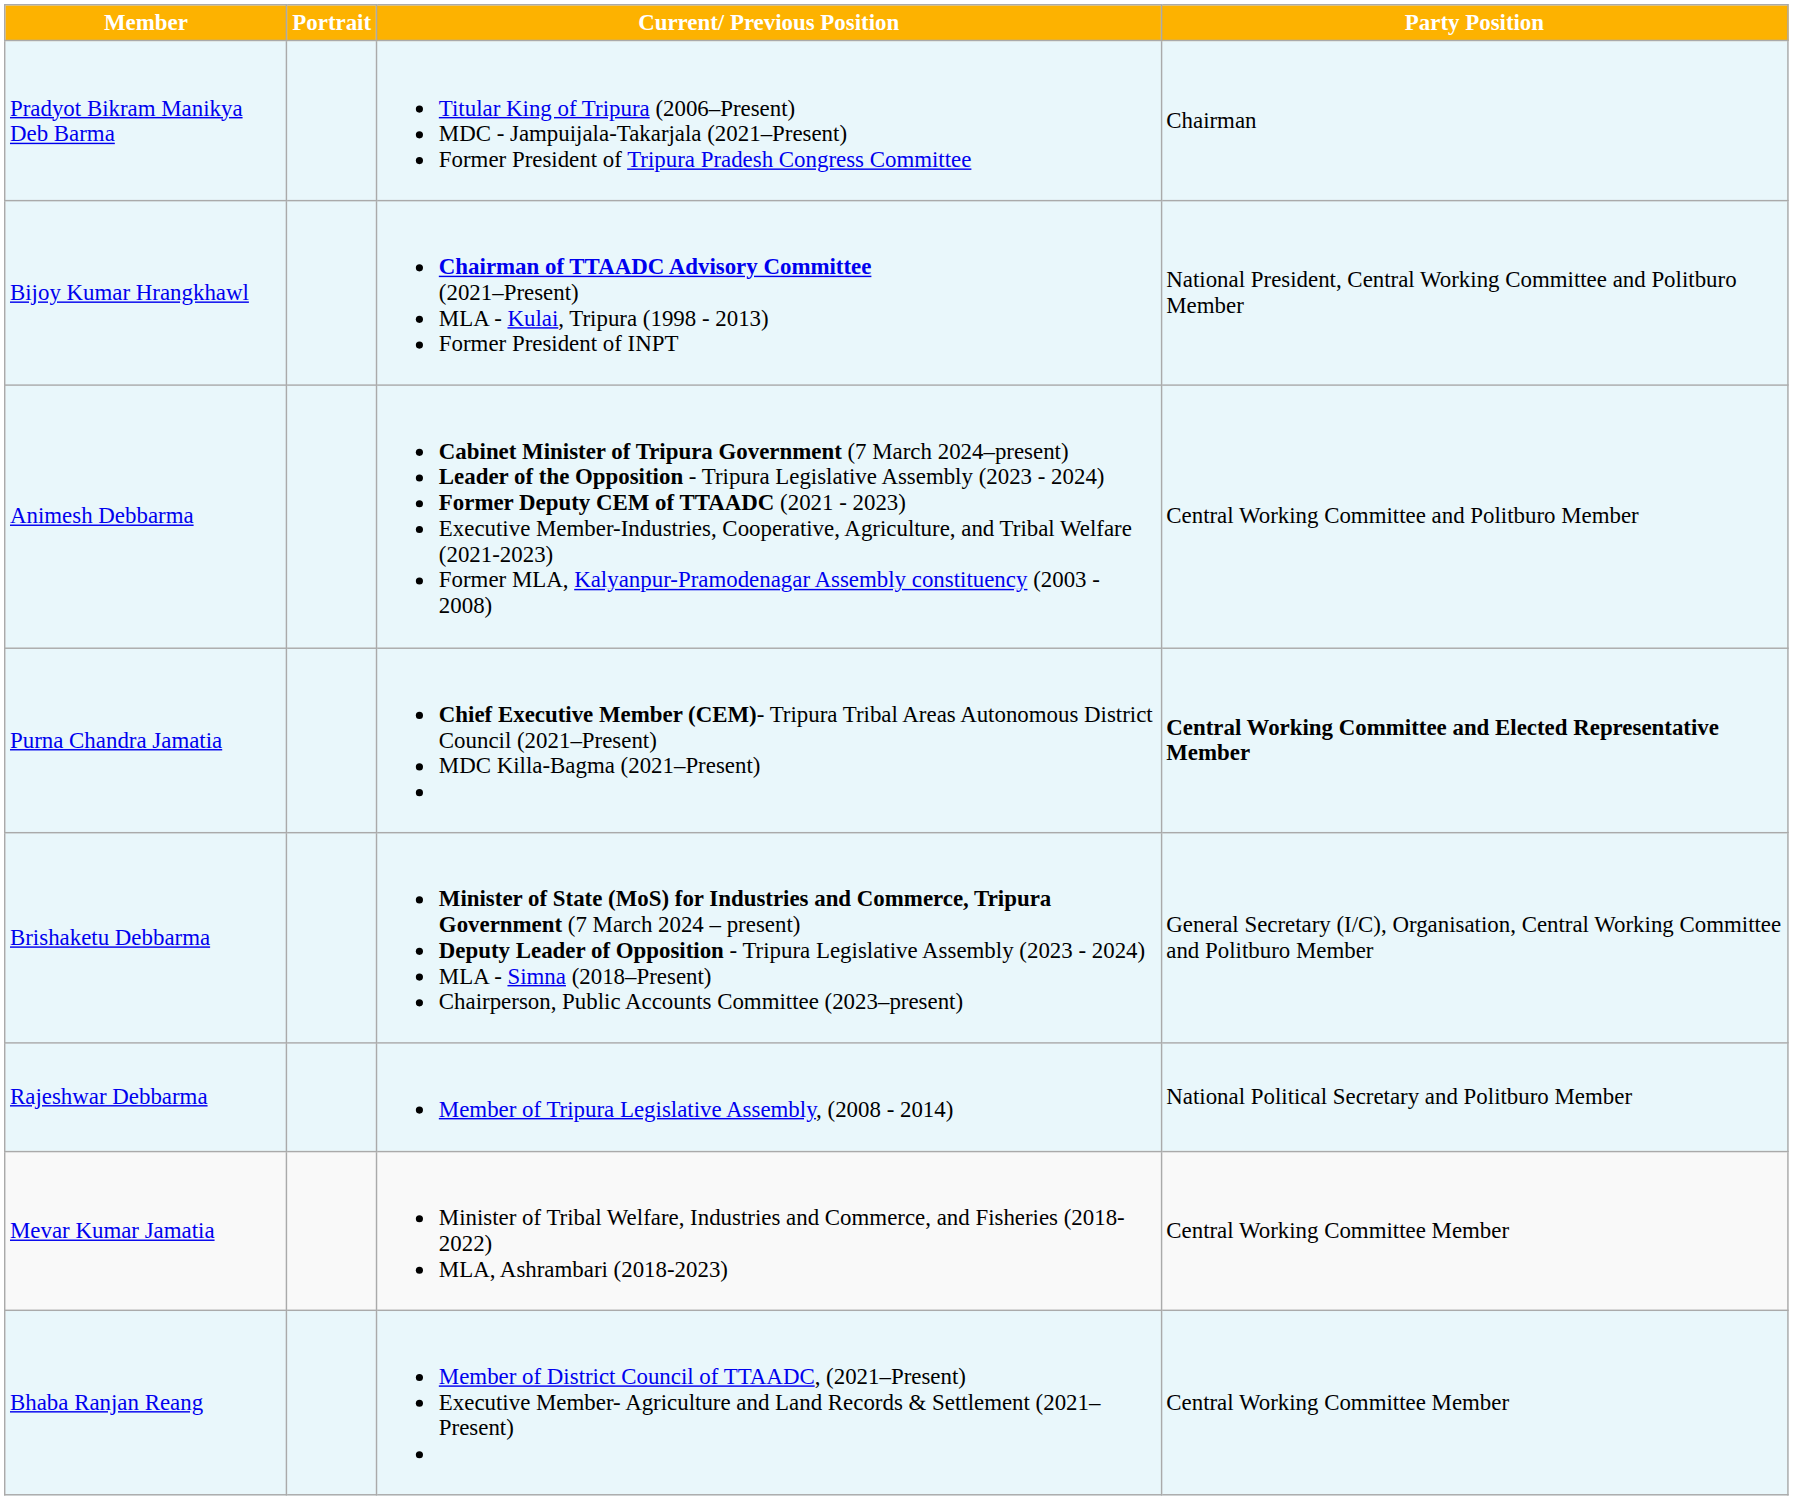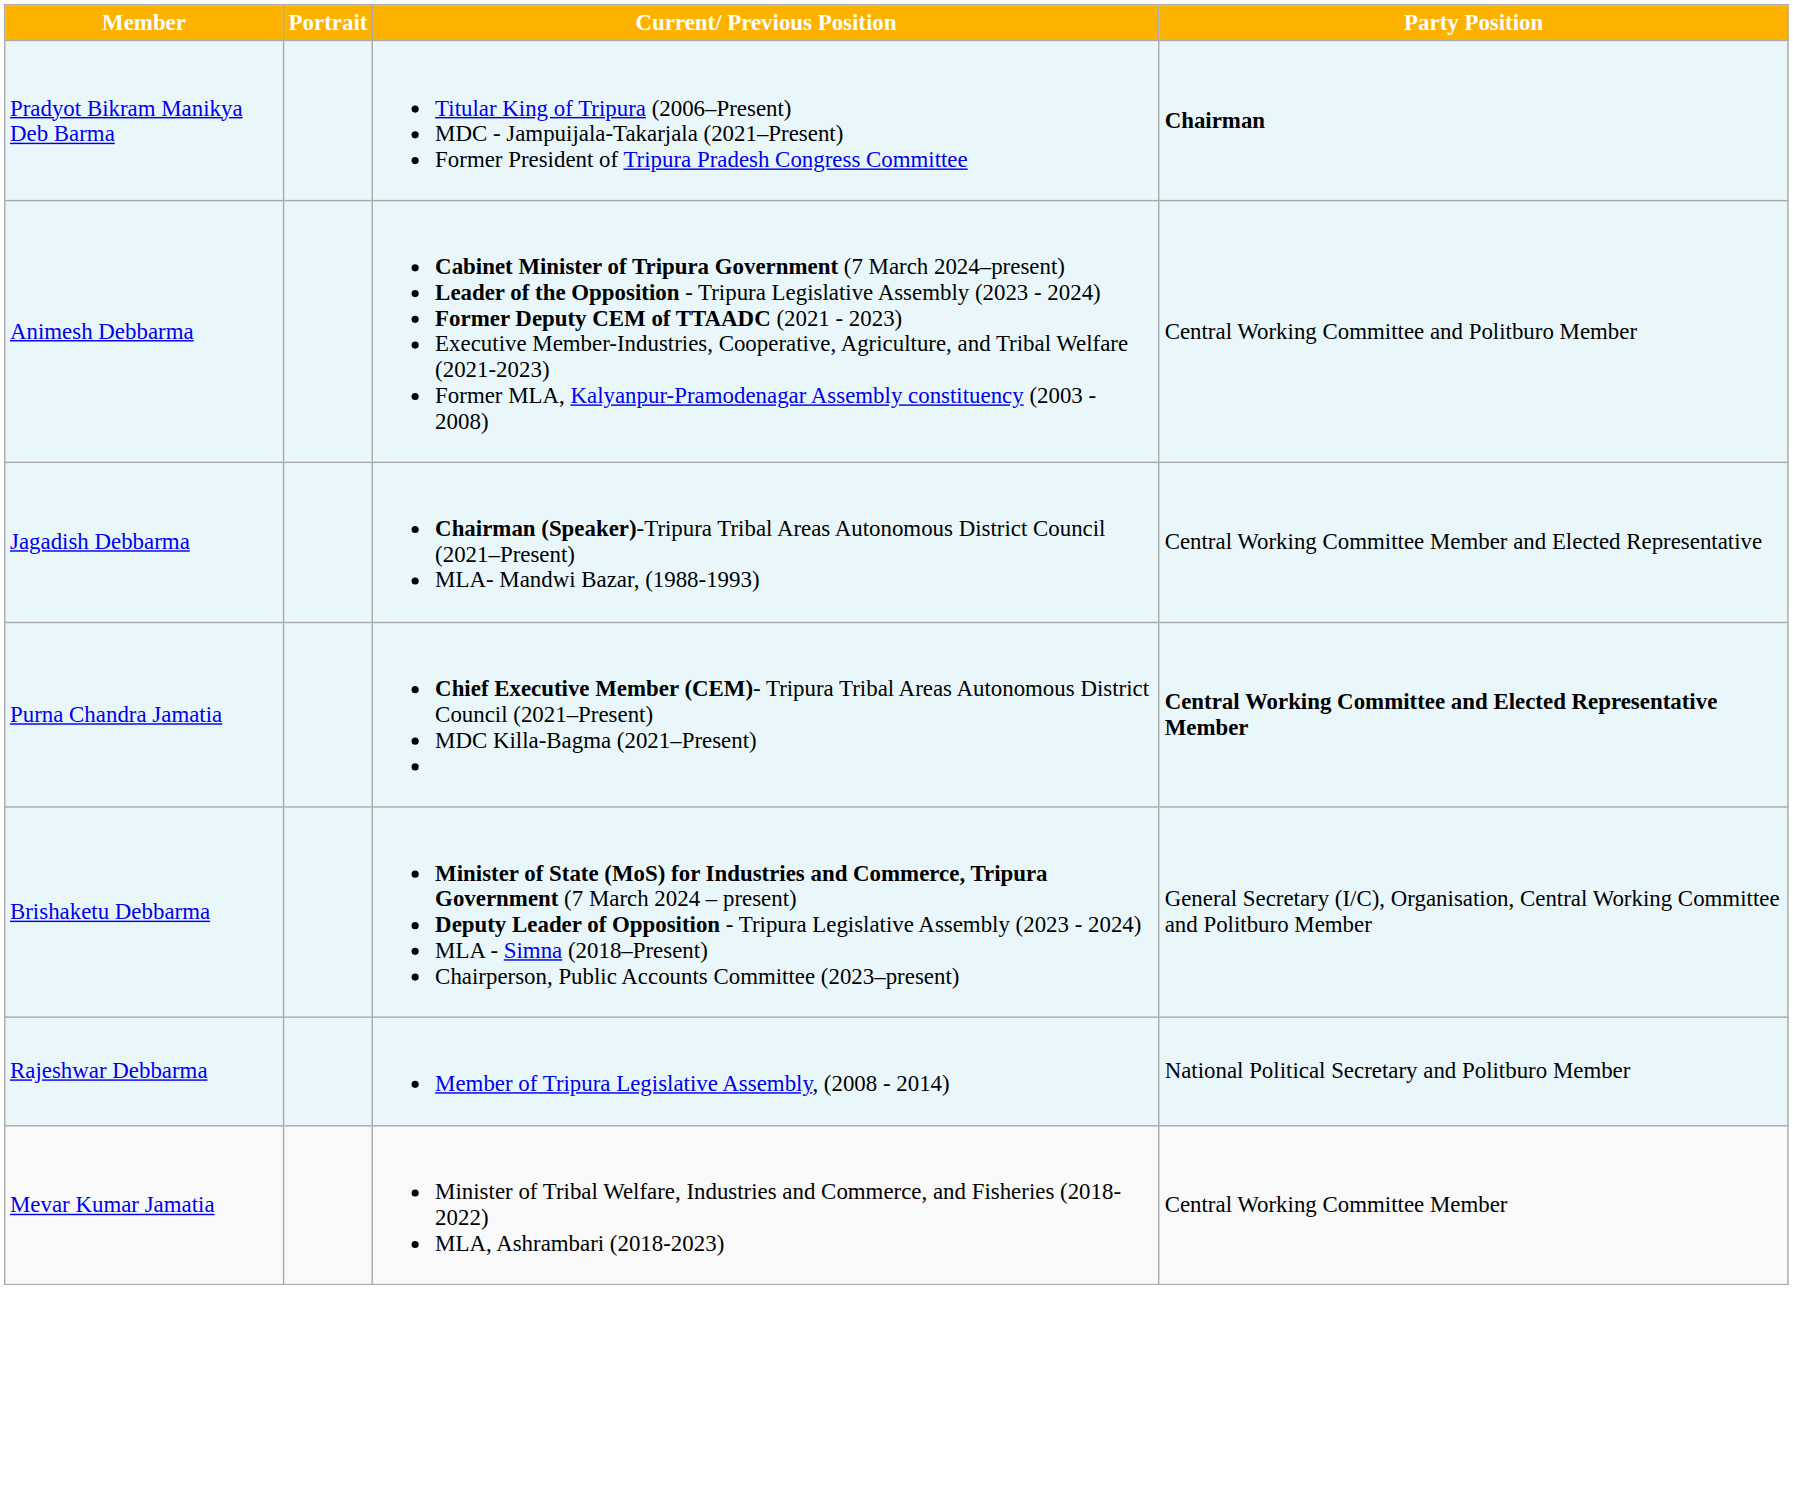(1211, 120) normal -> (1215, 120) bold
- row: (129, 292)
+ row: (100, 541)
- row: (107, 1402)
